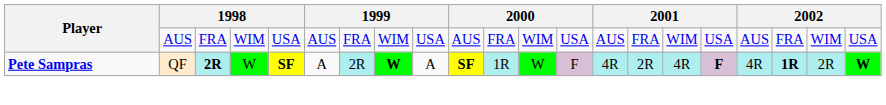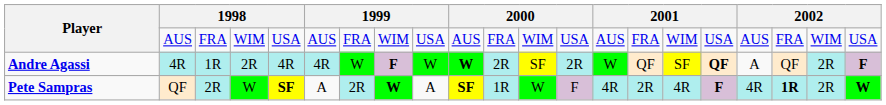+ row: (49, 63)
(213, 63) bold -> (213, 87) normal
